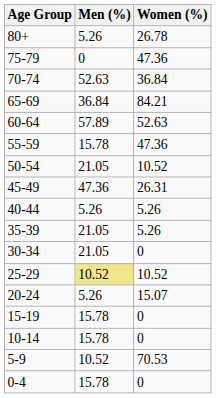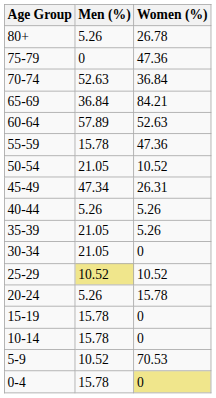(93, 187) 47.36 -> (93, 187) 47.34
(152, 295) 15.07 -> (152, 295) 15.78
(140, 381) no background -> (140, 381) khaki background
